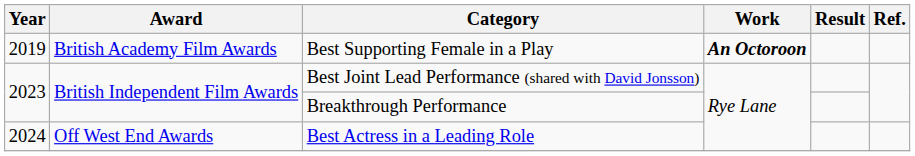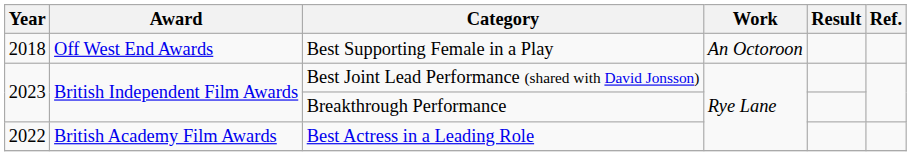(27, 48) 2019 -> (27, 48) 2018
(165, 48) British Academy Film Awards -> (134, 48) Off West End Awards
(757, 48) bold -> (755, 48) normal
(27, 135) 2024 -> (27, 135) 2022
(134, 135) Off West End Awards -> (165, 135) British Academy Film Awards
